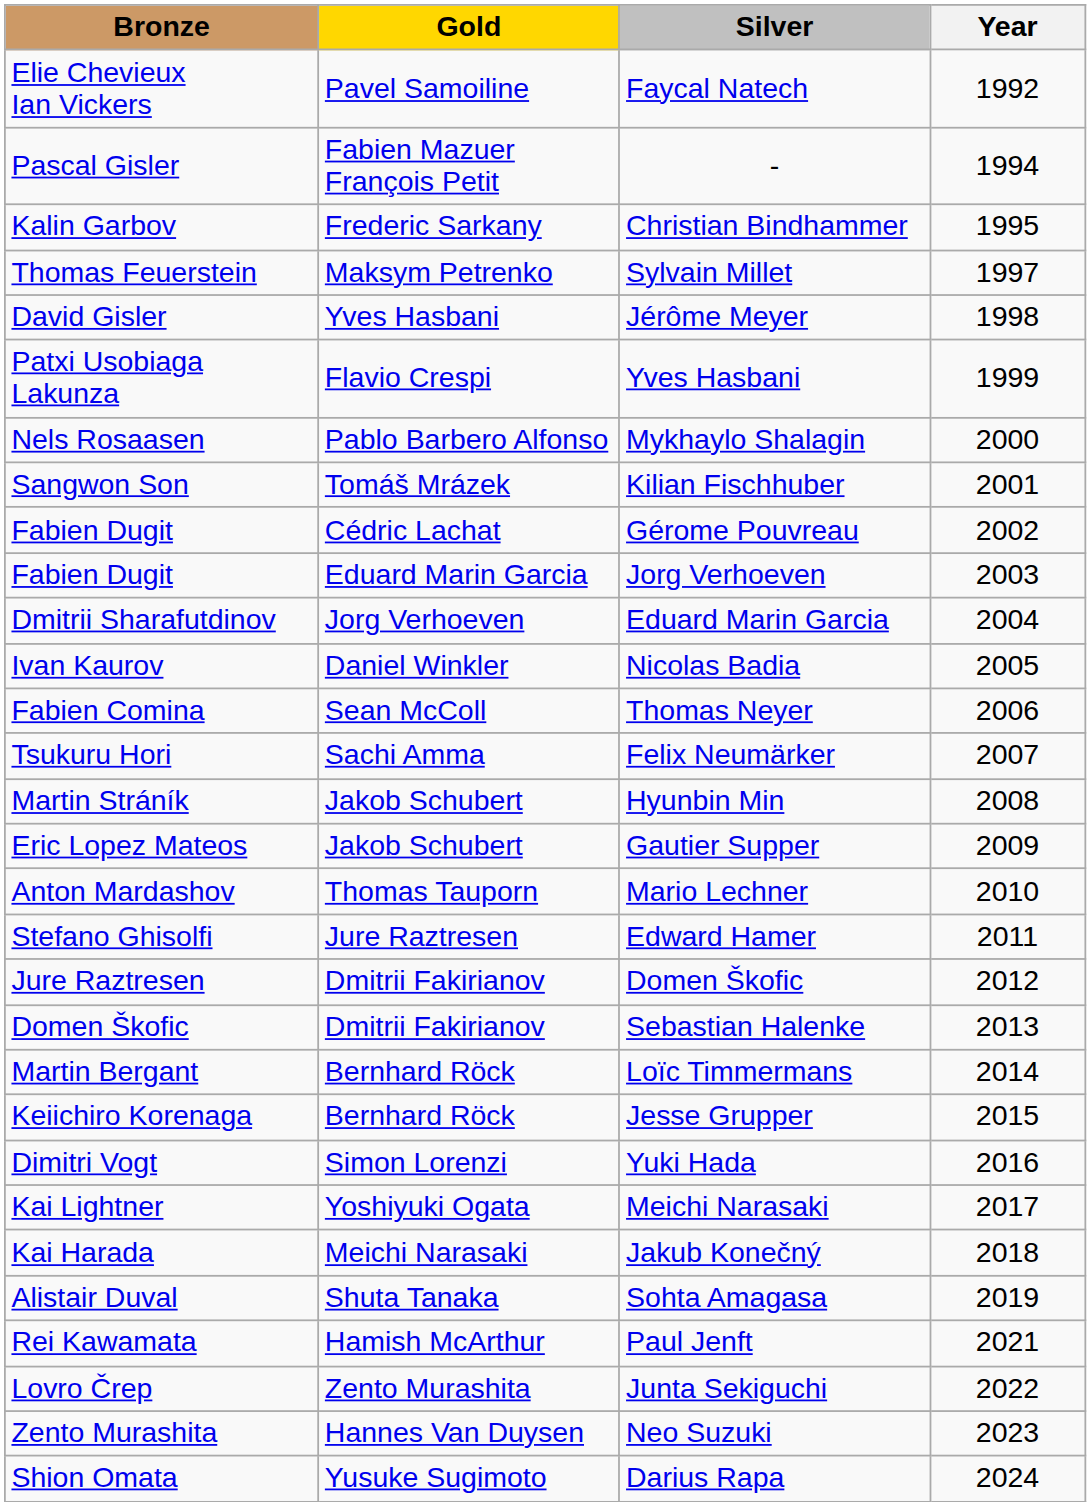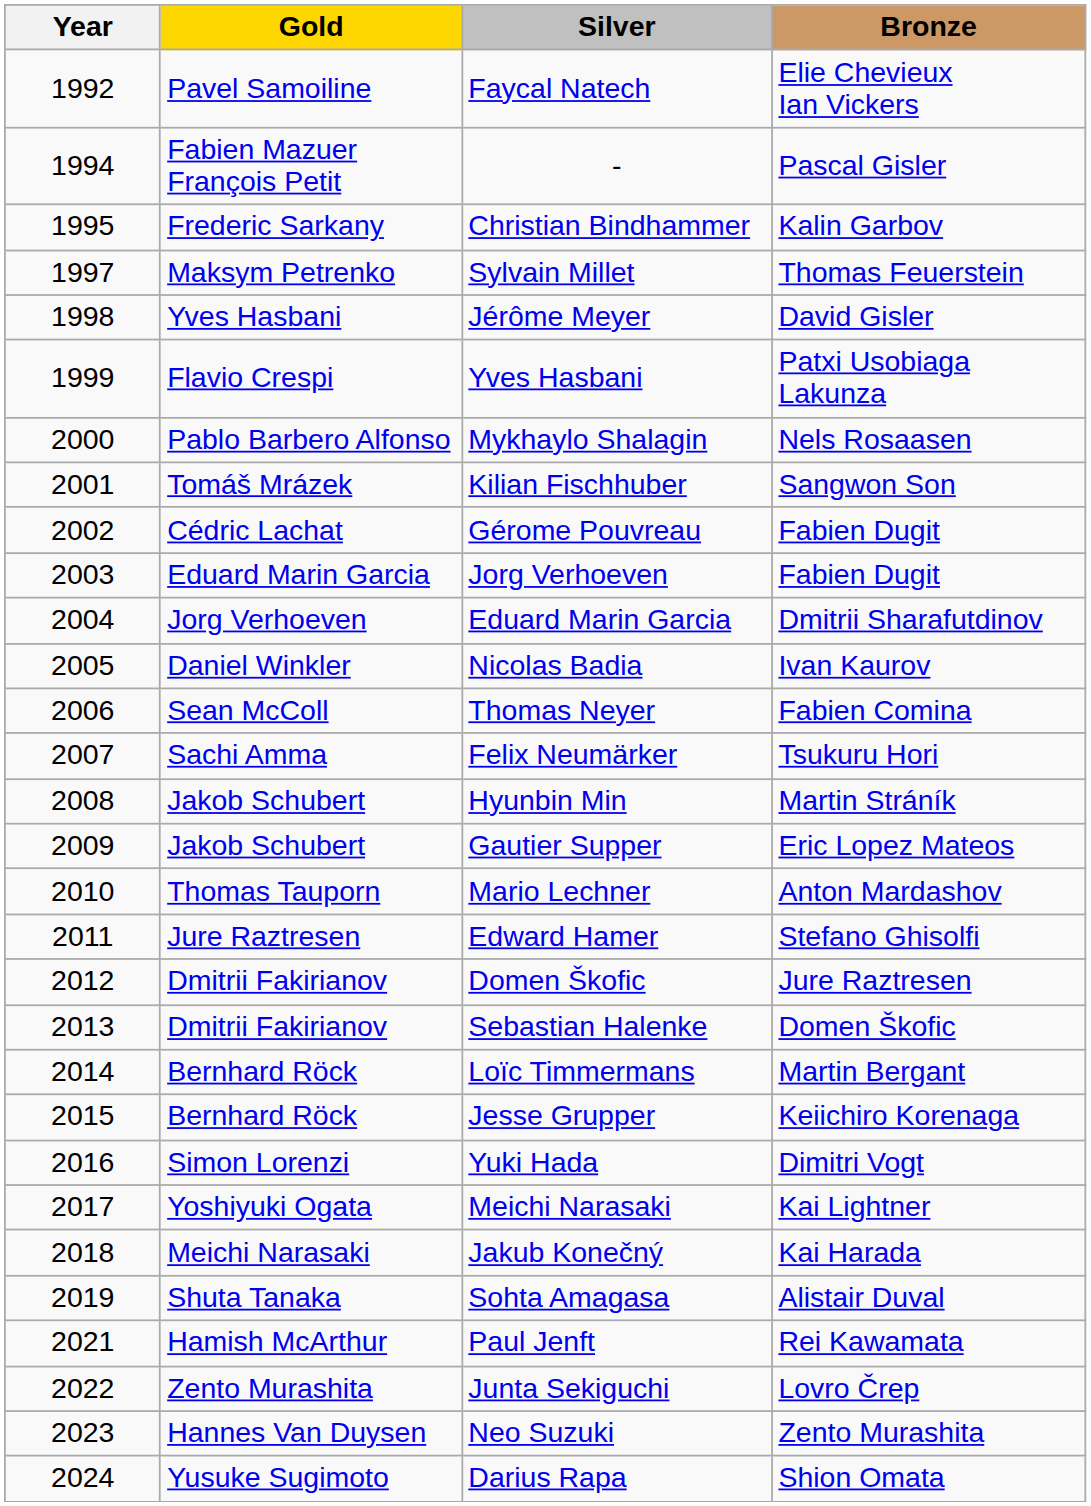columns swapped: (1007, 27) <-> (162, 27)
